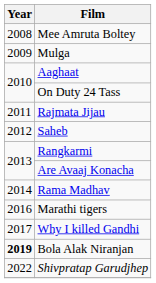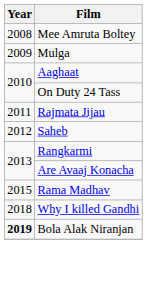(20, 190) 2014 -> (20, 190) 2015
- row: (72, 209)
(20, 229) 2017 -> (20, 209) 2018
- row: (93, 268)
